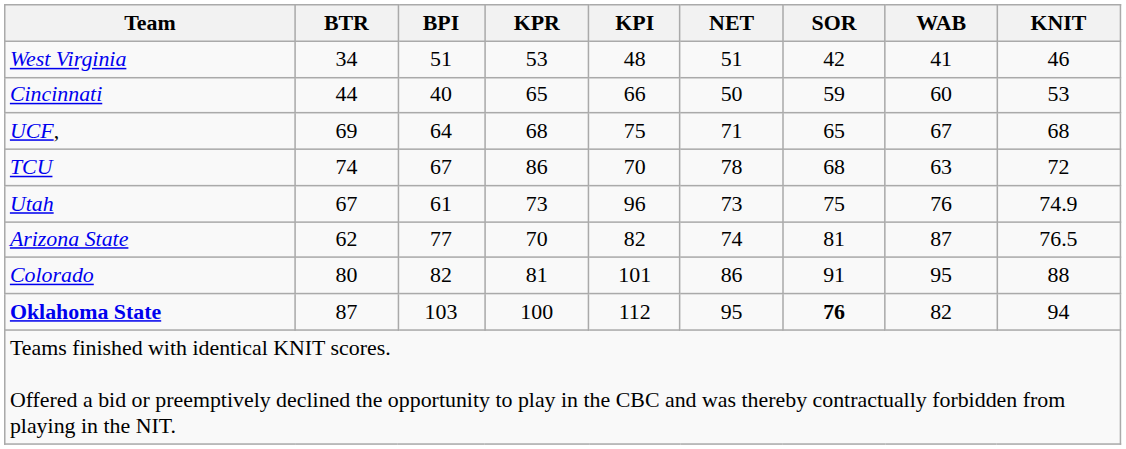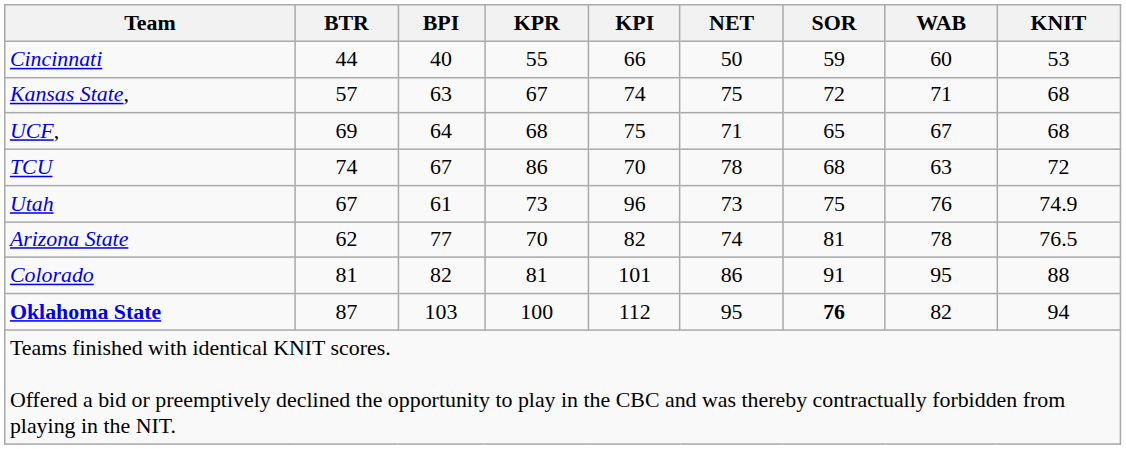- row: (68, 59)
(537, 95) 65 -> (537, 59) 55
+ row: (69, 95)
(941, 239) 87 -> (941, 239) 78
(346, 275) 80 -> (346, 275) 81
